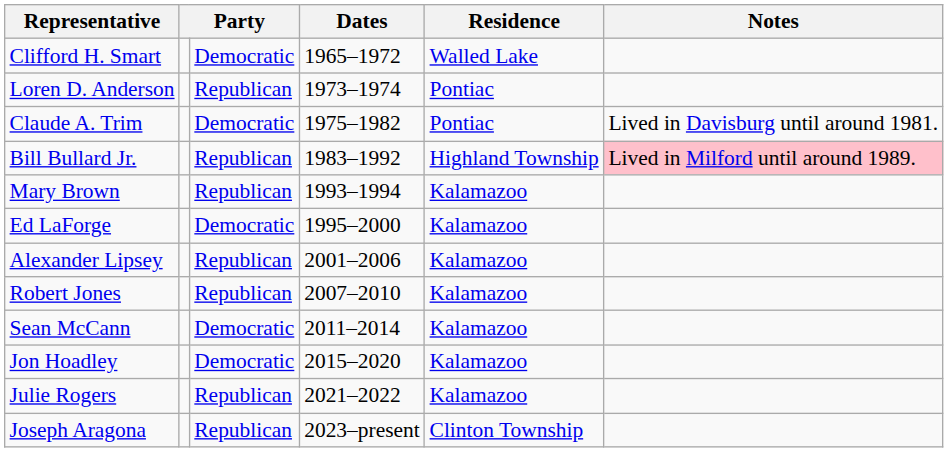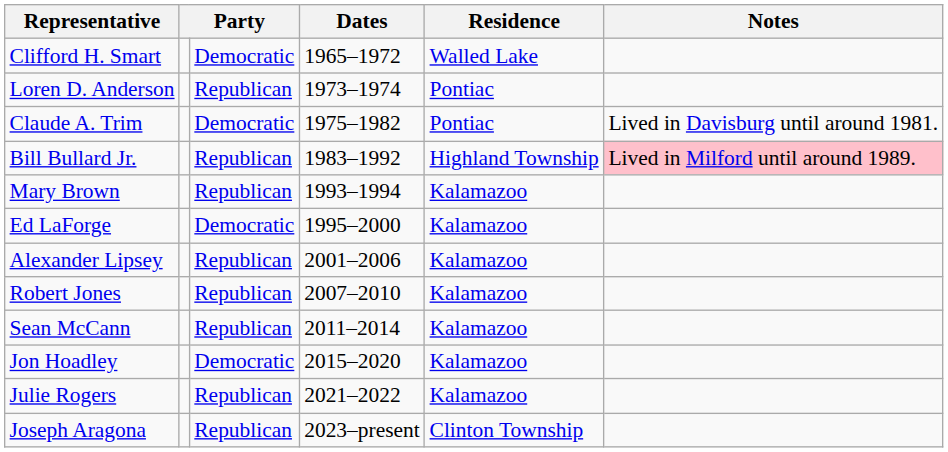(244, 327) Democratic -> (243, 327) Republican
